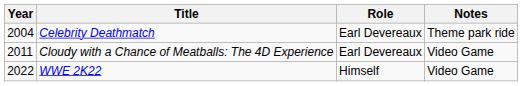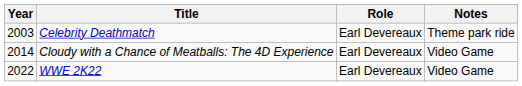(20, 33) 2004 -> (20, 33) 2003
(20, 52) 2011 -> (20, 52) 2014
(359, 71) Himself -> (380, 71) Earl Devereaux
